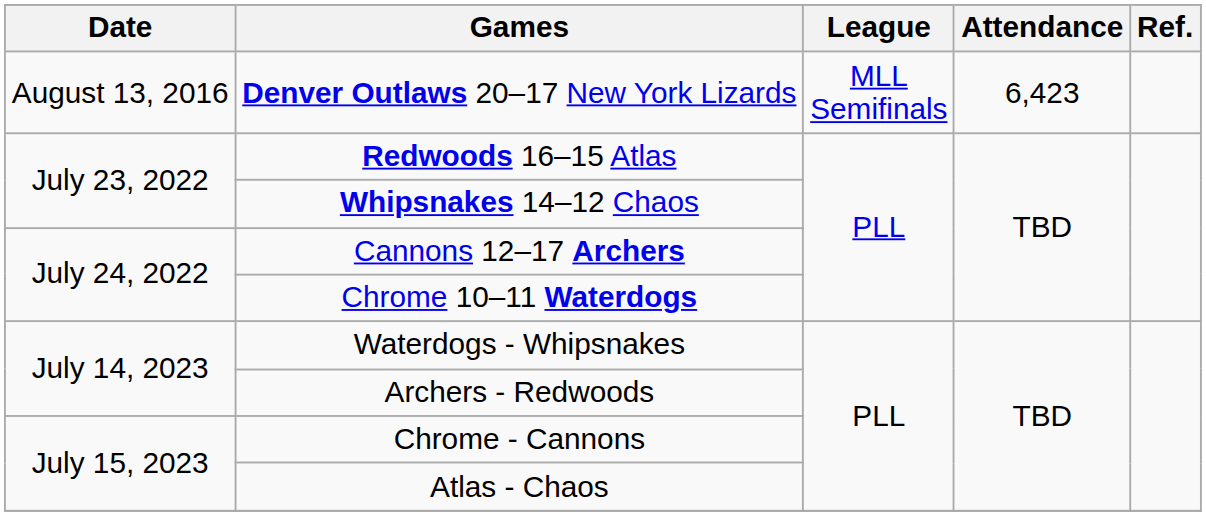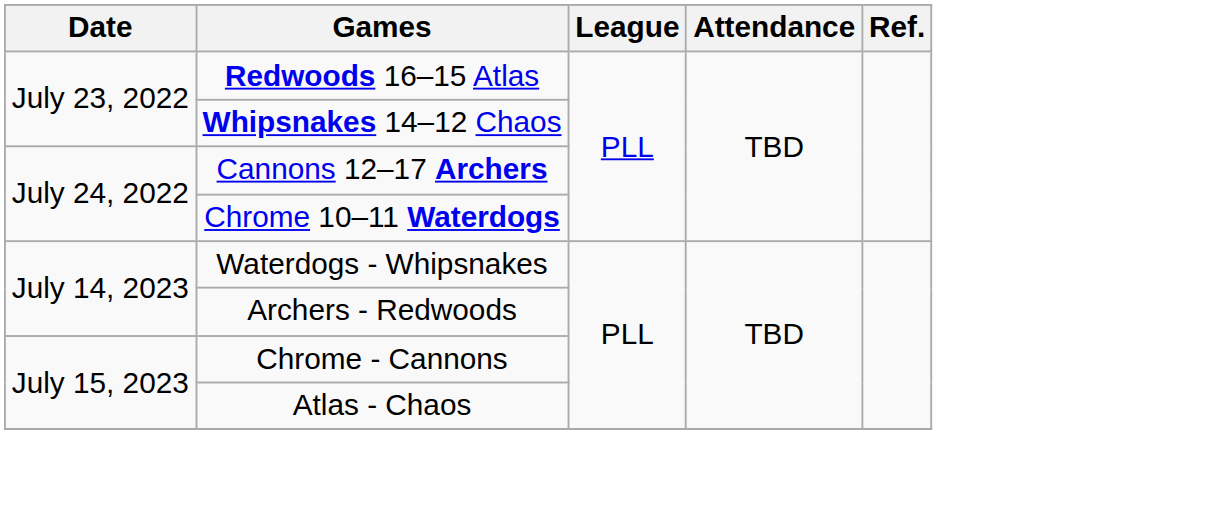- row: (519, 92)
